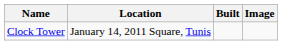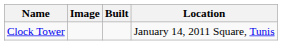columns swapped: (140, 13) <-> (260, 13)
